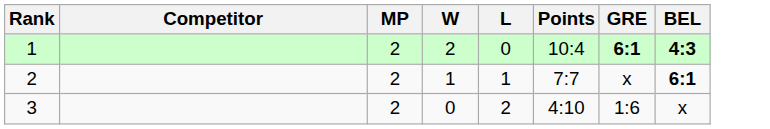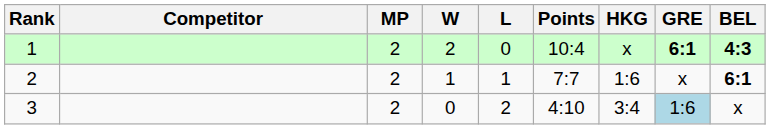+ column: (627, 19)
(627, 108) no background -> (682, 108) lightblue background
